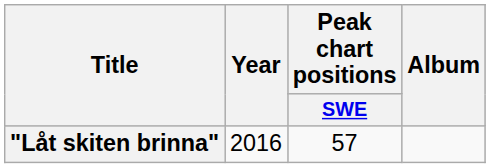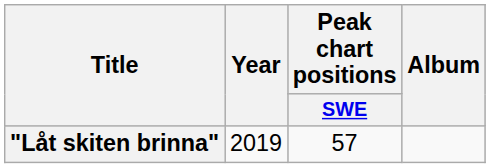(256, 143) 2016 -> (256, 143) 2019
